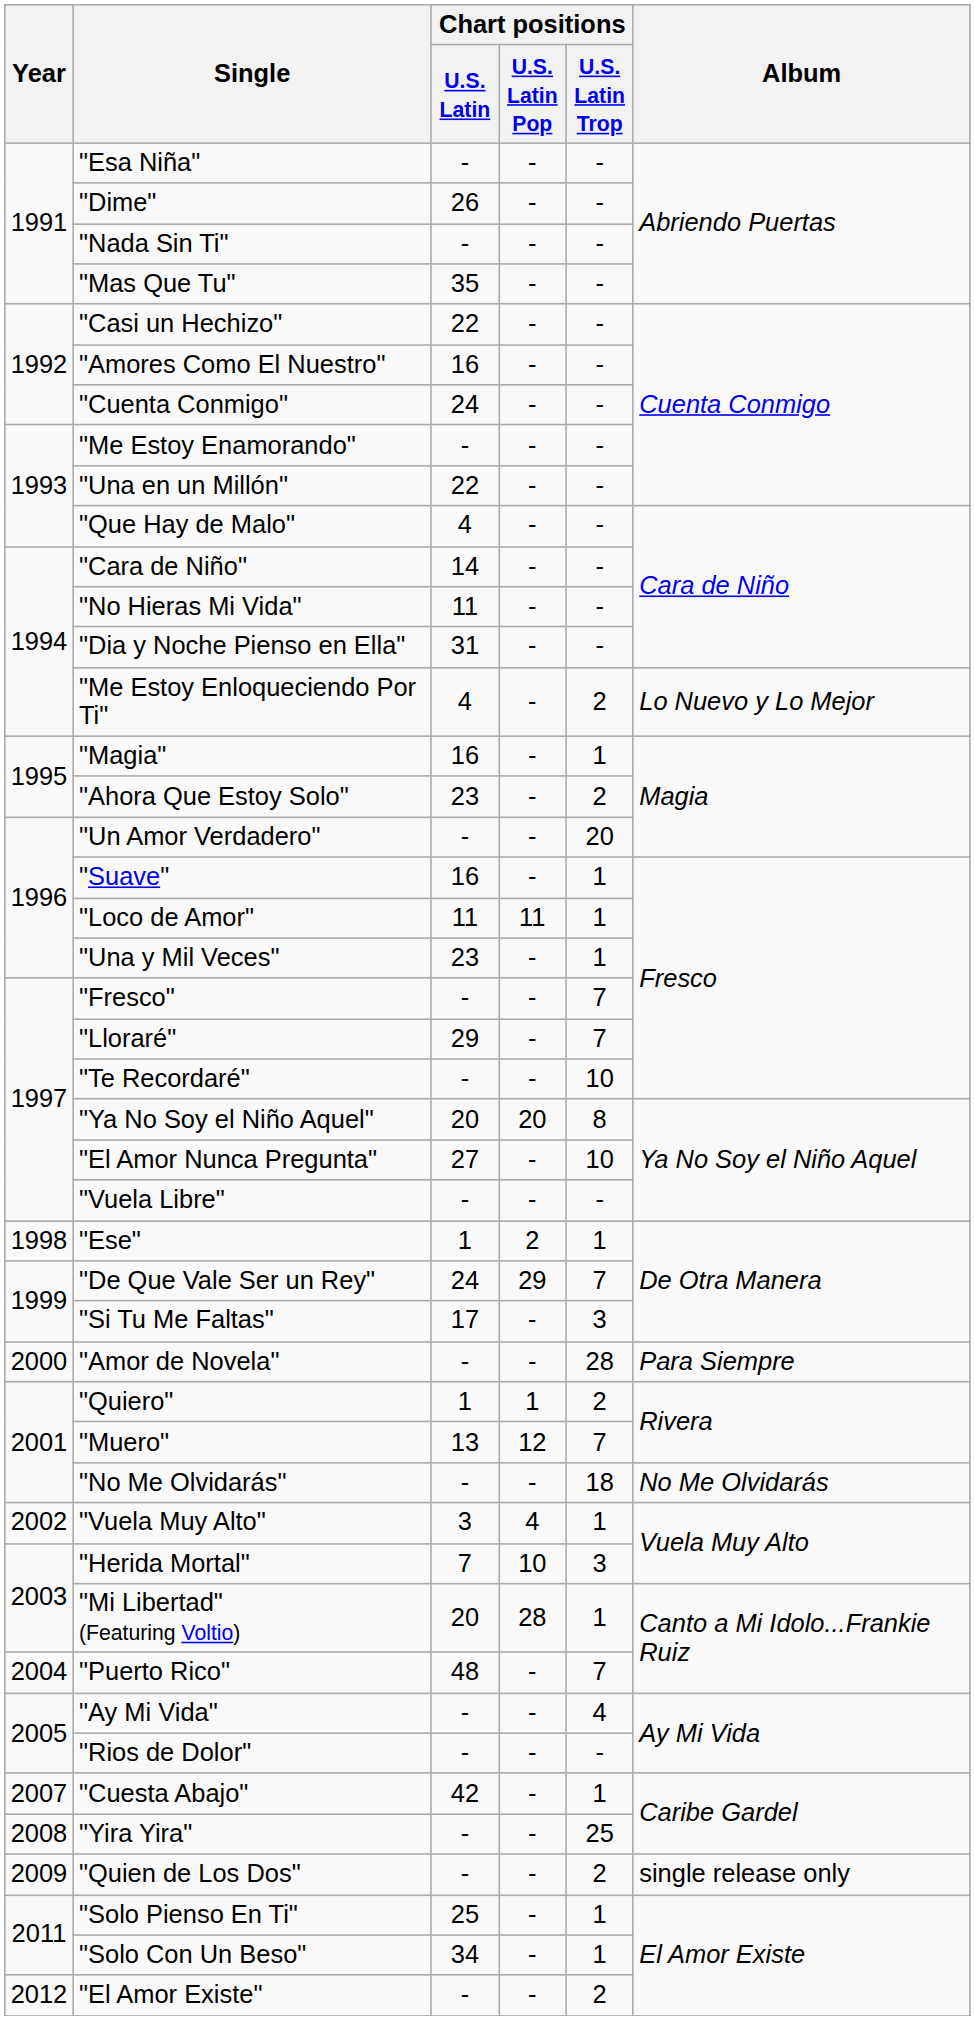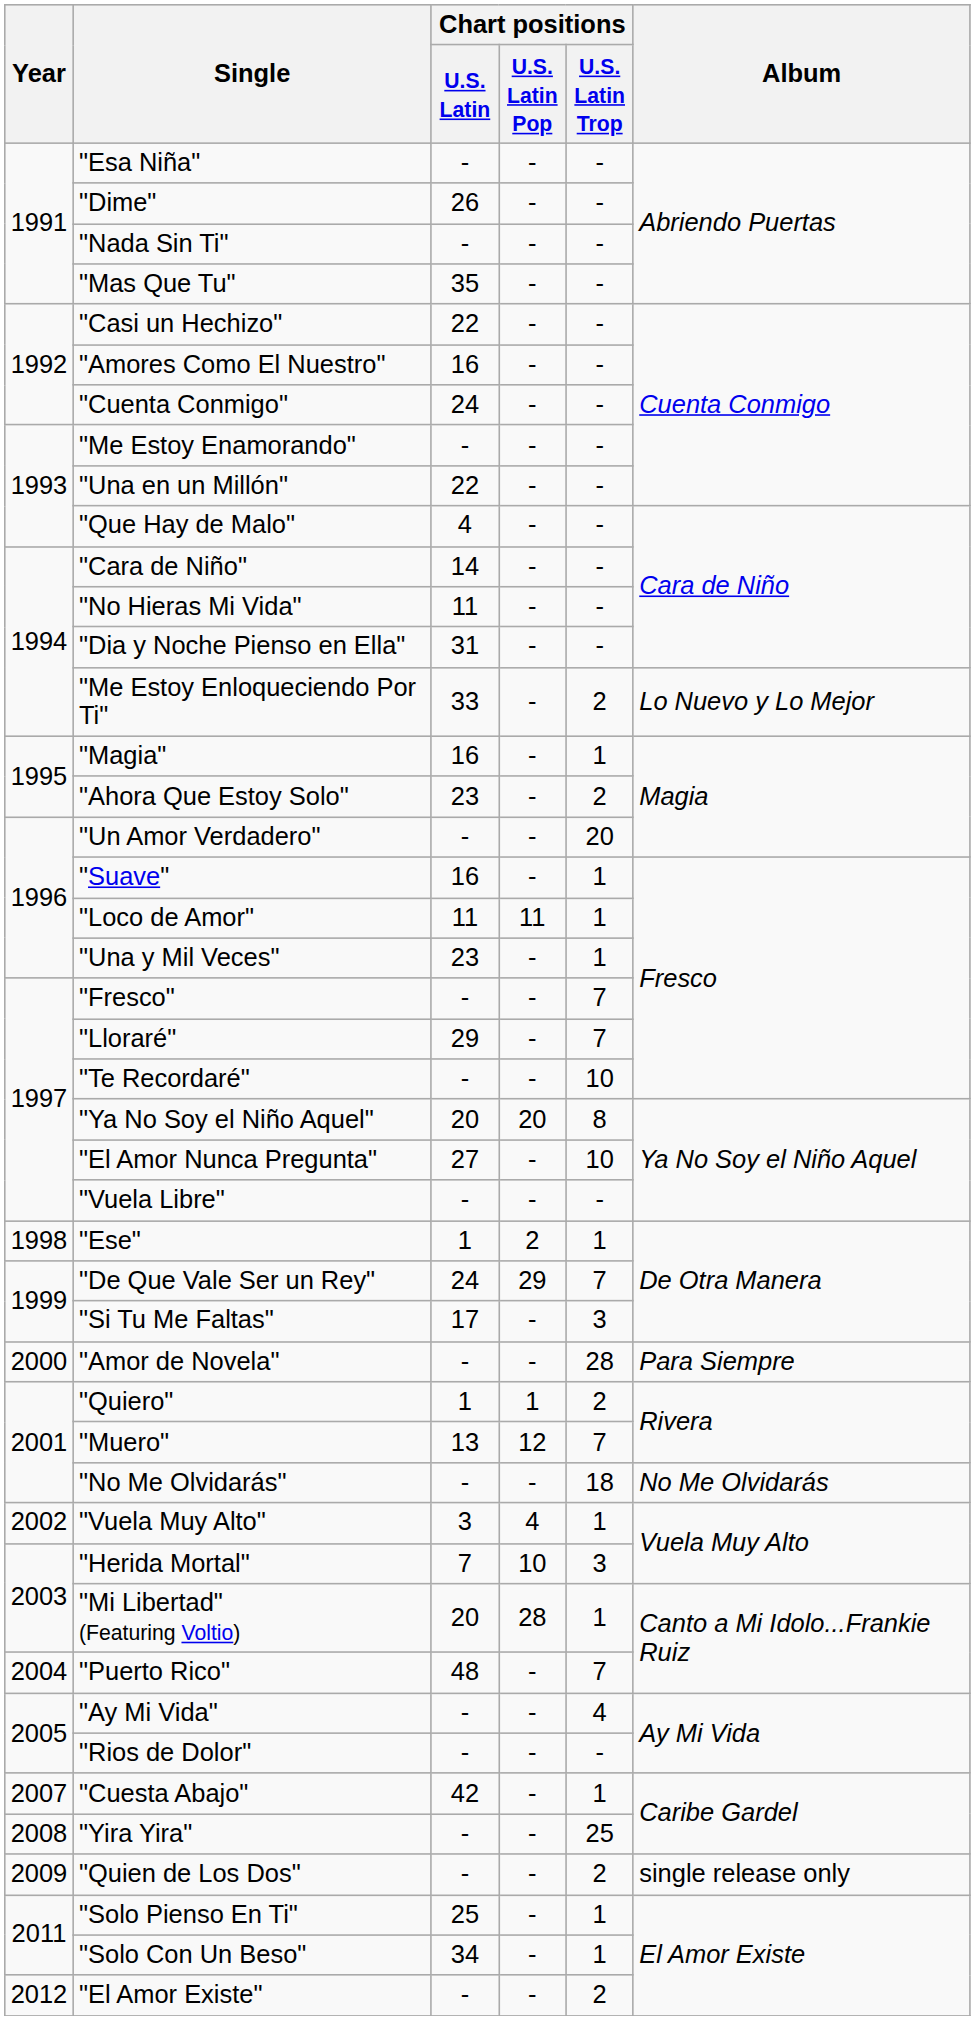(465, 701) 4 -> (465, 701) 33
